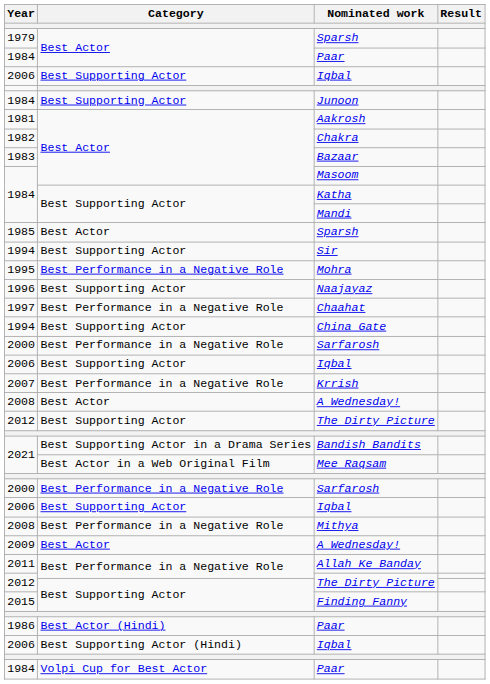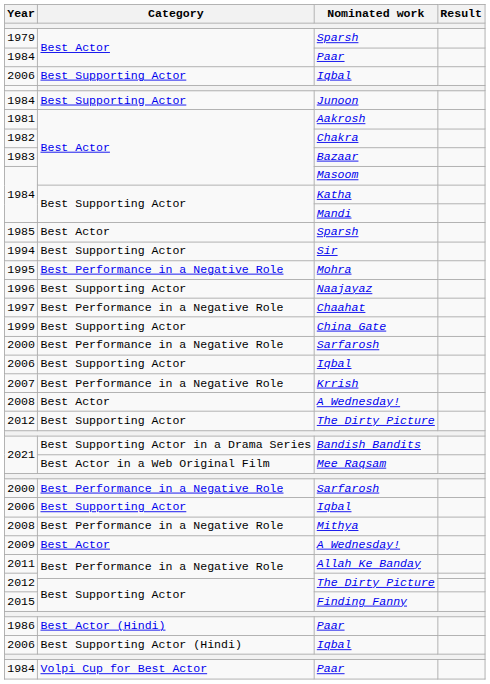(21, 327) 1994 -> (21, 327) 1999
